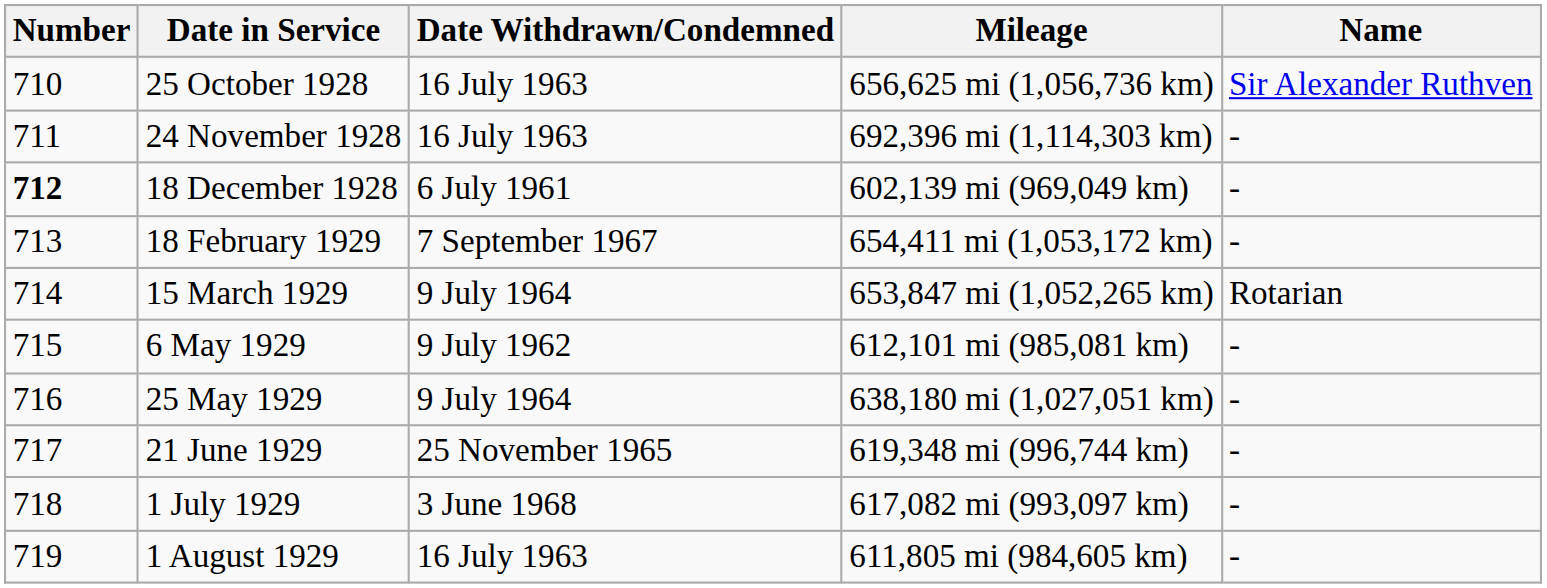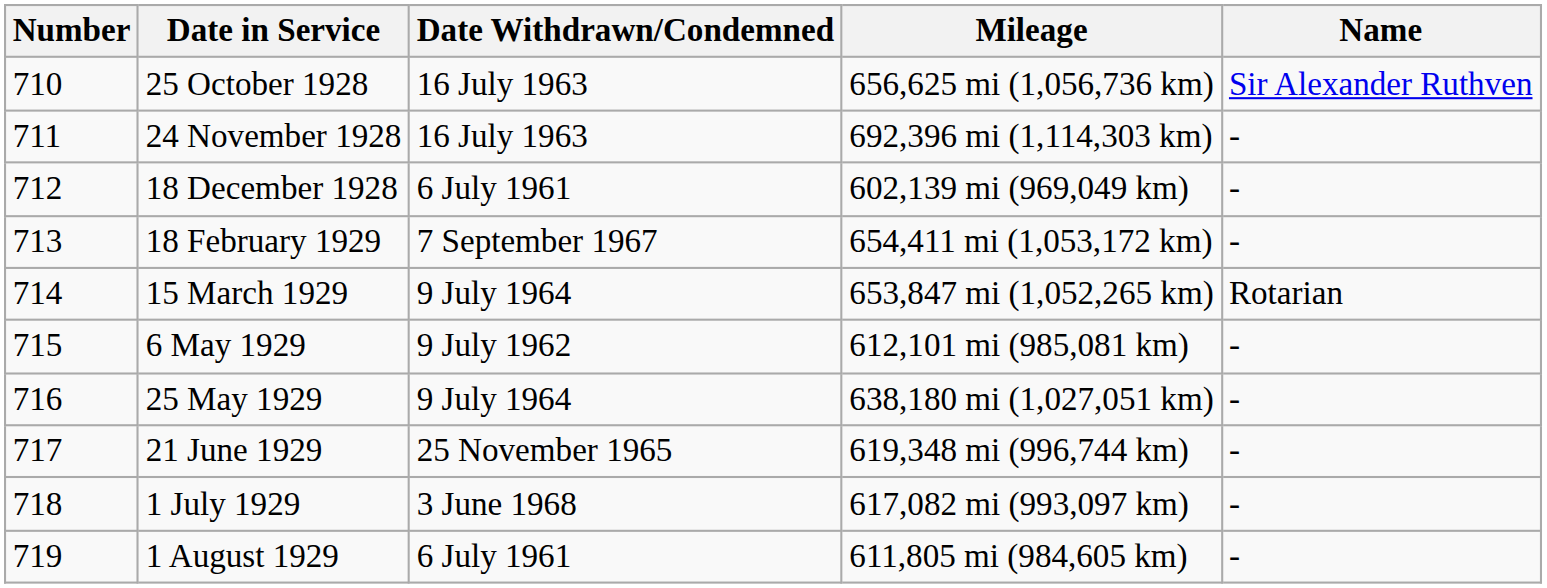(38, 188) bold -> (38, 188) normal
(502, 556) 16 July 1963 -> (494, 556) 6 July 1961
